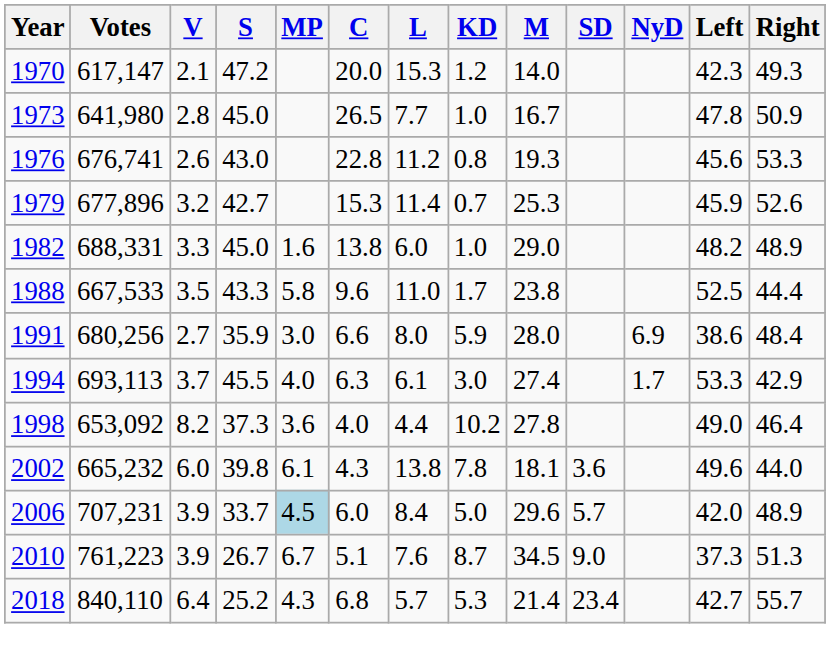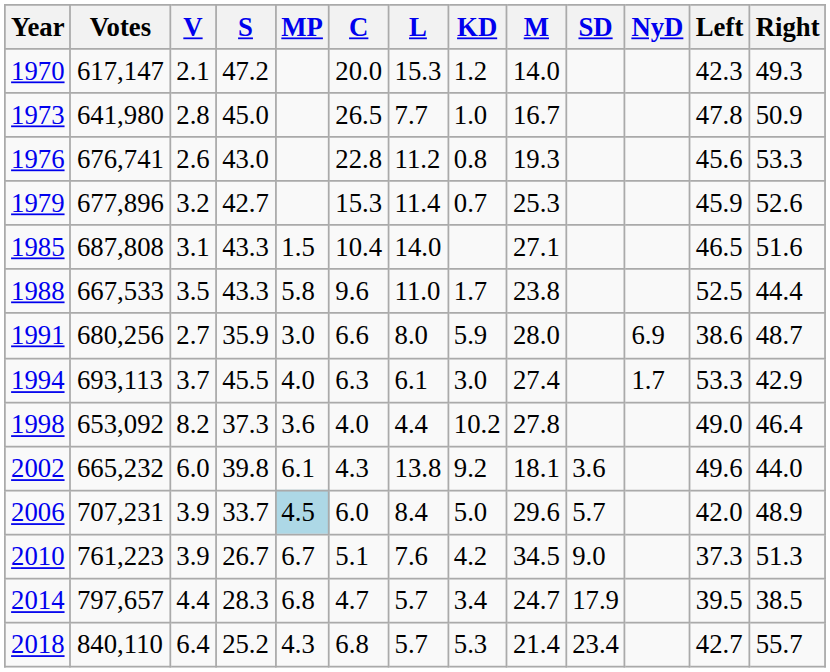- row: (38, 247)
+ row: (38, 247)
(779, 335) 48.4 -> (779, 335) 48.7
(470, 467) 7.8 -> (470, 467) 9.2
(470, 556) 8.7 -> (470, 556) 4.2
+ row: (38, 600)
